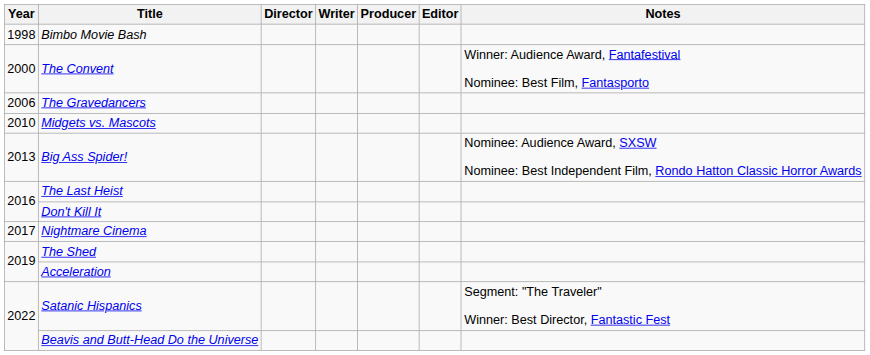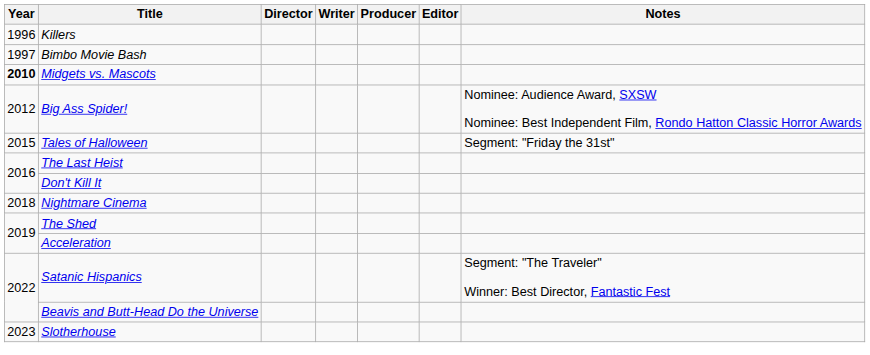+ row: (58, 34)
(21, 34) 1998 -> (21, 54) 1997
- row: (77, 68)
- row: (94, 103)
(21, 123) normal -> (21, 74) bold
(21, 157) 2013 -> (21, 108) 2012
+ row: (94, 143)
(21, 231) 2017 -> (21, 203) 2018
+ row: (79, 332)
